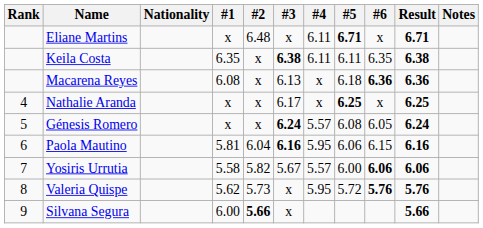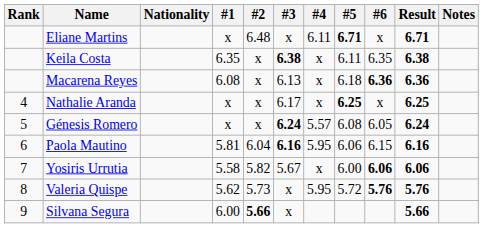(319, 59) 6.11 -> (319, 59) x
(319, 168) 5.57 -> (319, 168) x
